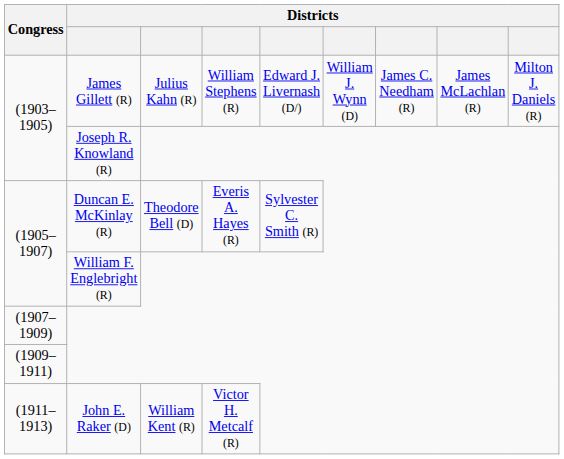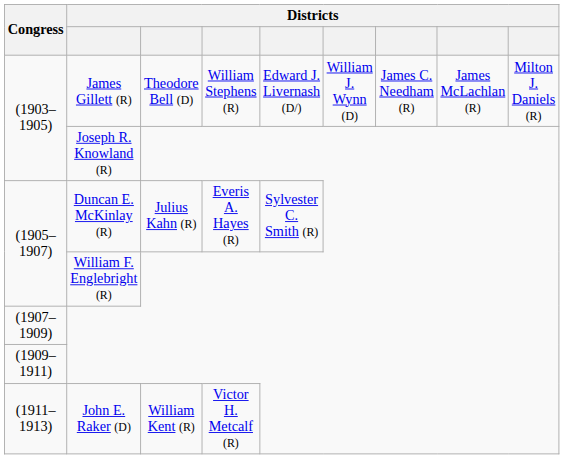(171, 90) Julius Kahn (R) -> (171, 90) Theodore Bell (D)
(171, 216) Theodore Bell (D) -> (171, 216) Julius Kahn (R)
